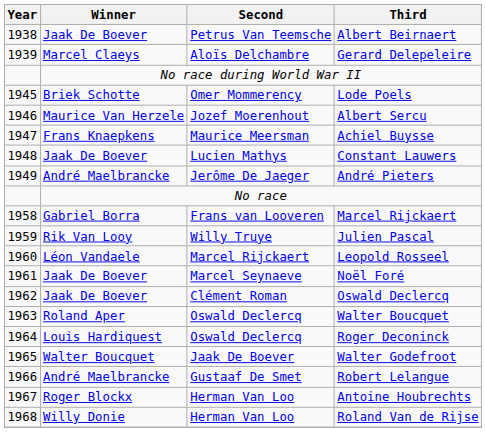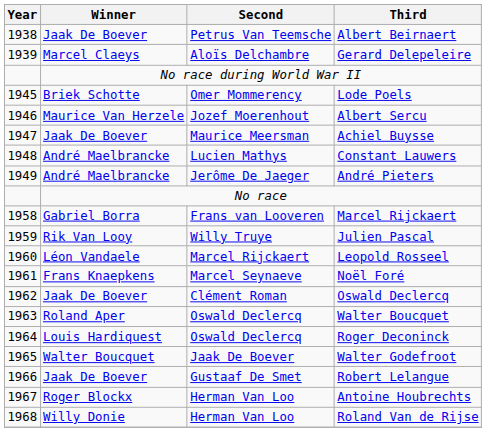(99, 135) Frans Knaepkens -> (95, 135) Jaak De Boever
(95, 155) Jaak De Boever -> (106, 155) André Maelbrancke
(95, 276) Jaak De Boever -> (99, 276) Frans Knaepkens
(106, 377) André Maelbrancke -> (95, 377) Jaak De Boever
